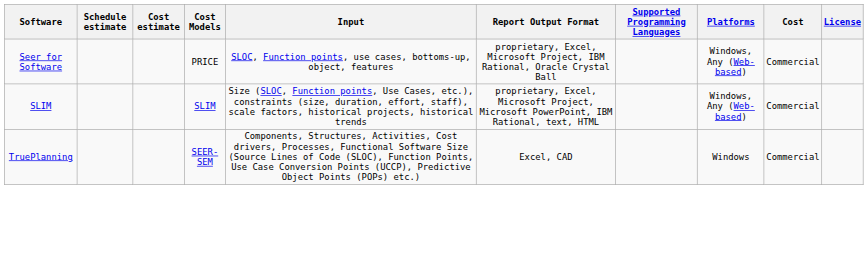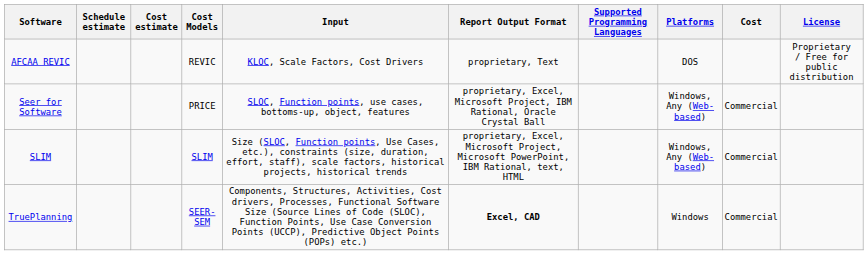+ row: (40, 62)
(546, 157) normal -> (513, 217) bold
